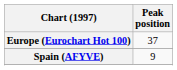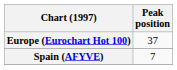(153, 56) 9 -> (153, 56) 7
